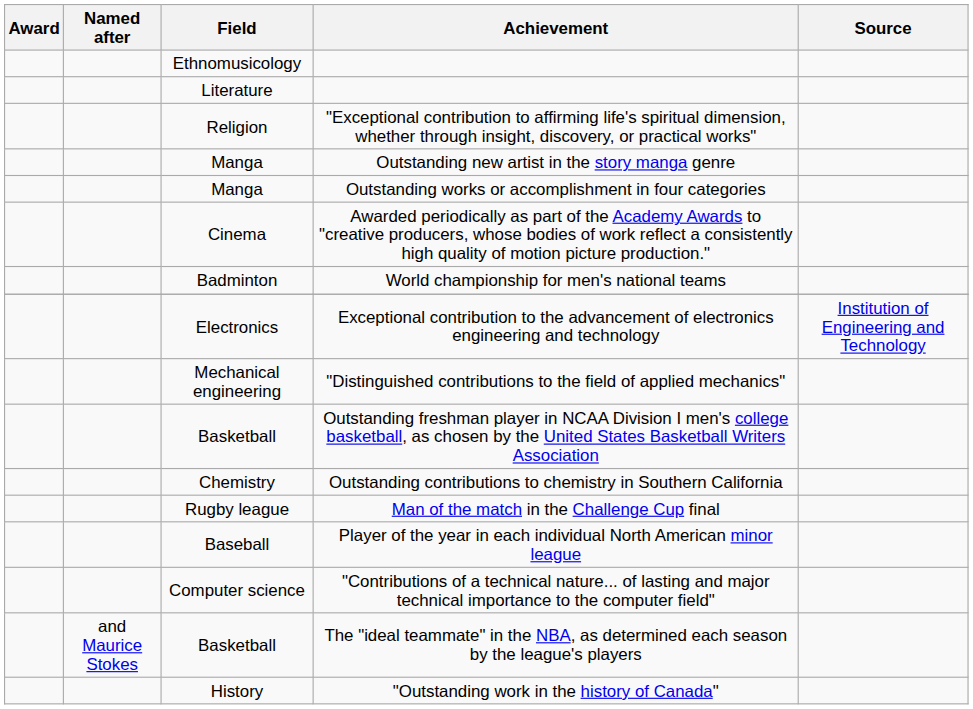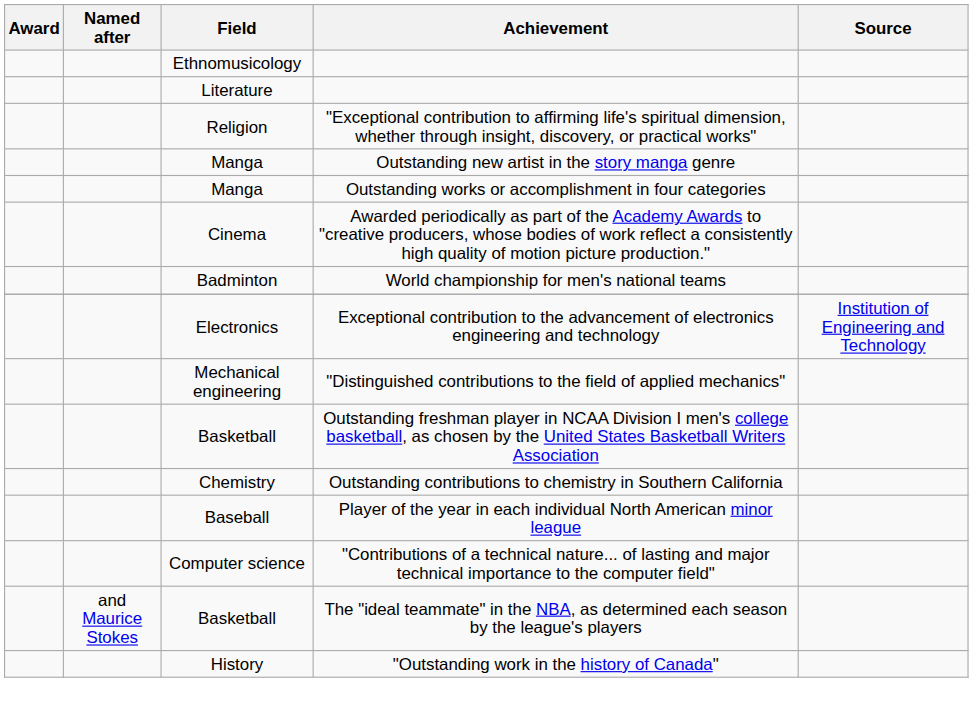- row: (237, 508)
